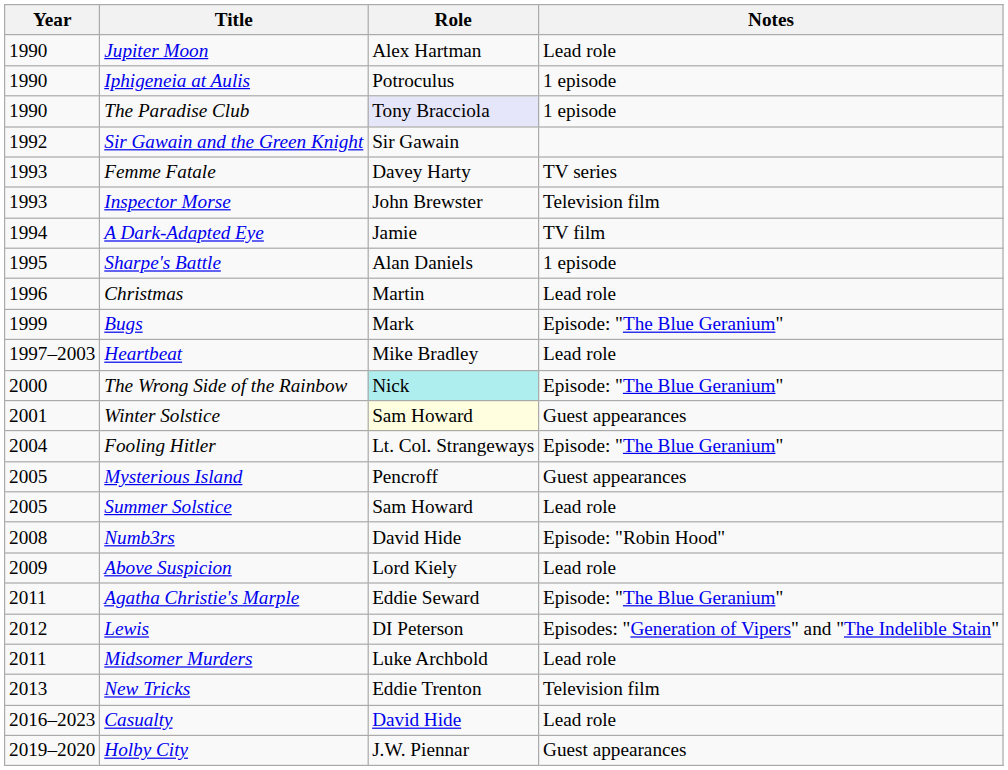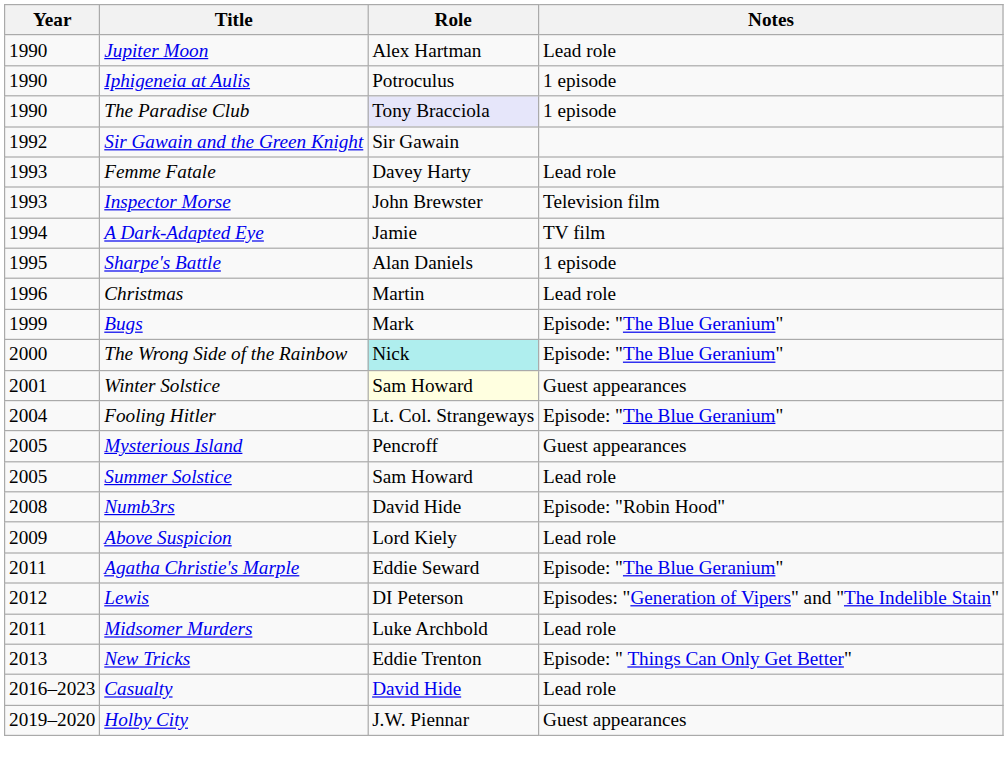(580, 171) TV series -> (580, 171) Lead role
- row: (143, 354)
(601, 689) Television film -> (697, 659) Episode: " Things Can Only Get Better"
